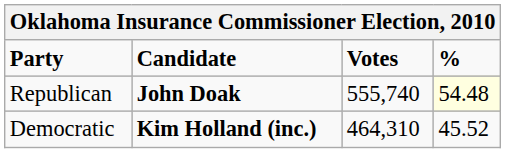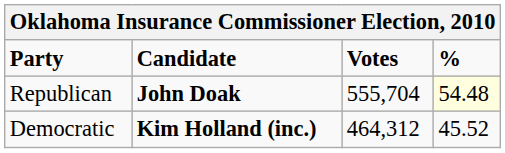(383, 93) 555,740 -> (383, 93) 555,704
(383, 128) 464,310 -> (383, 128) 464,312
